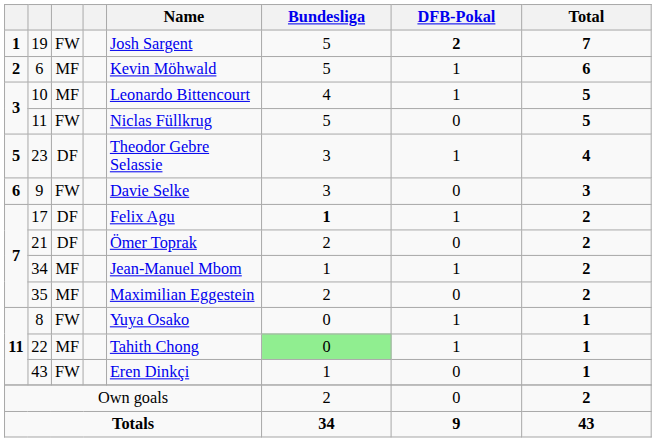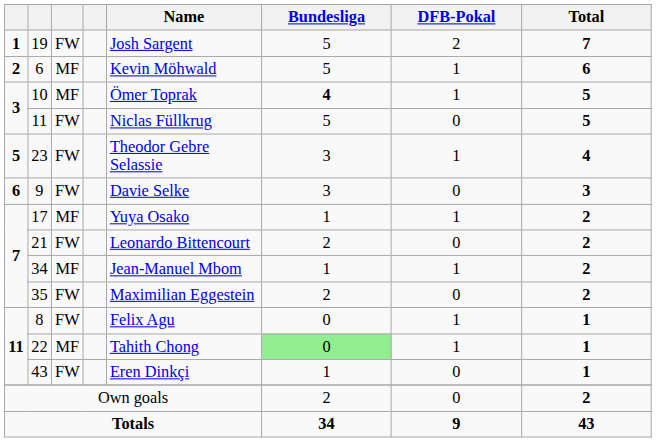(456, 43) bold -> (456, 43) normal
(180, 95) Leonardo Bittencourt -> (153, 95) Ömer Toprak
(327, 95) normal -> (327, 95) bold
(67, 156) DF -> (67, 156) FW
(67, 216) DF -> (67, 216) MF
(142, 216) Felix Agu -> (150, 216) Yuya Osako
(327, 216) bold -> (327, 216) normal
(67, 242) DF -> (67, 242) FW
(153, 242) Ömer Toprak -> (180, 242) Leonardo Bittencourt
(67, 294) MF -> (67, 294) FW
(150, 320) Yuya Osako -> (142, 320) Felix Agu
